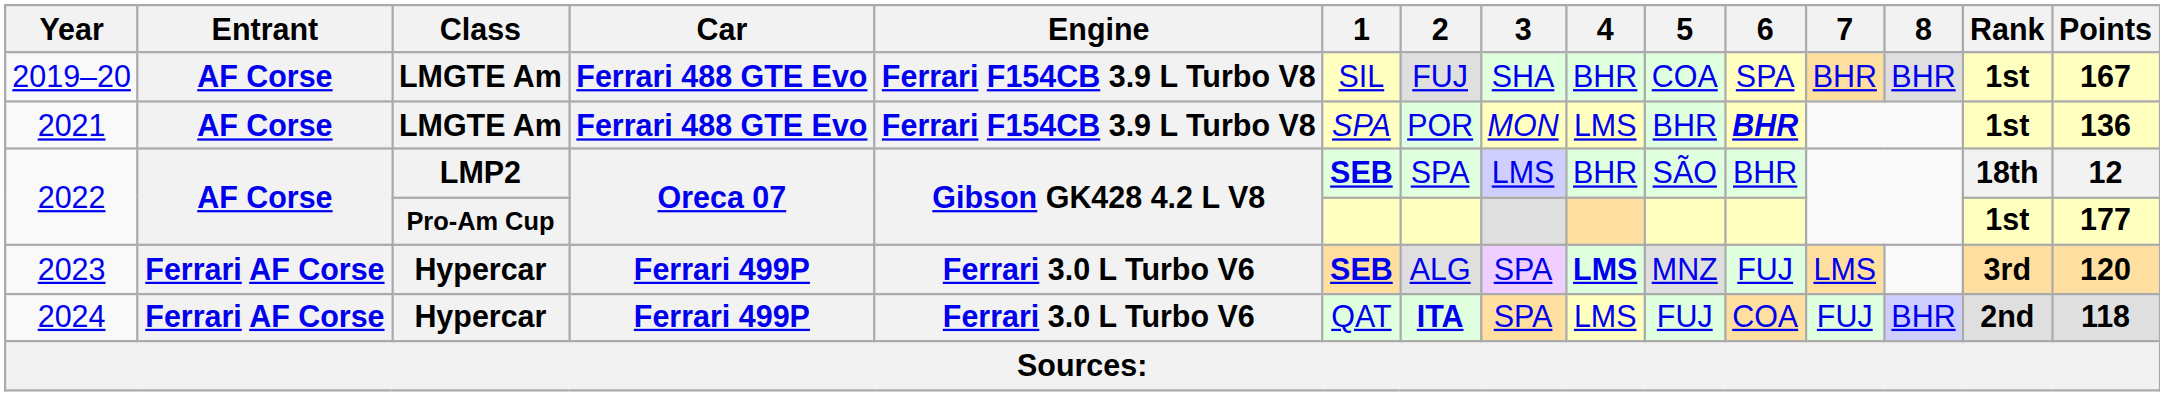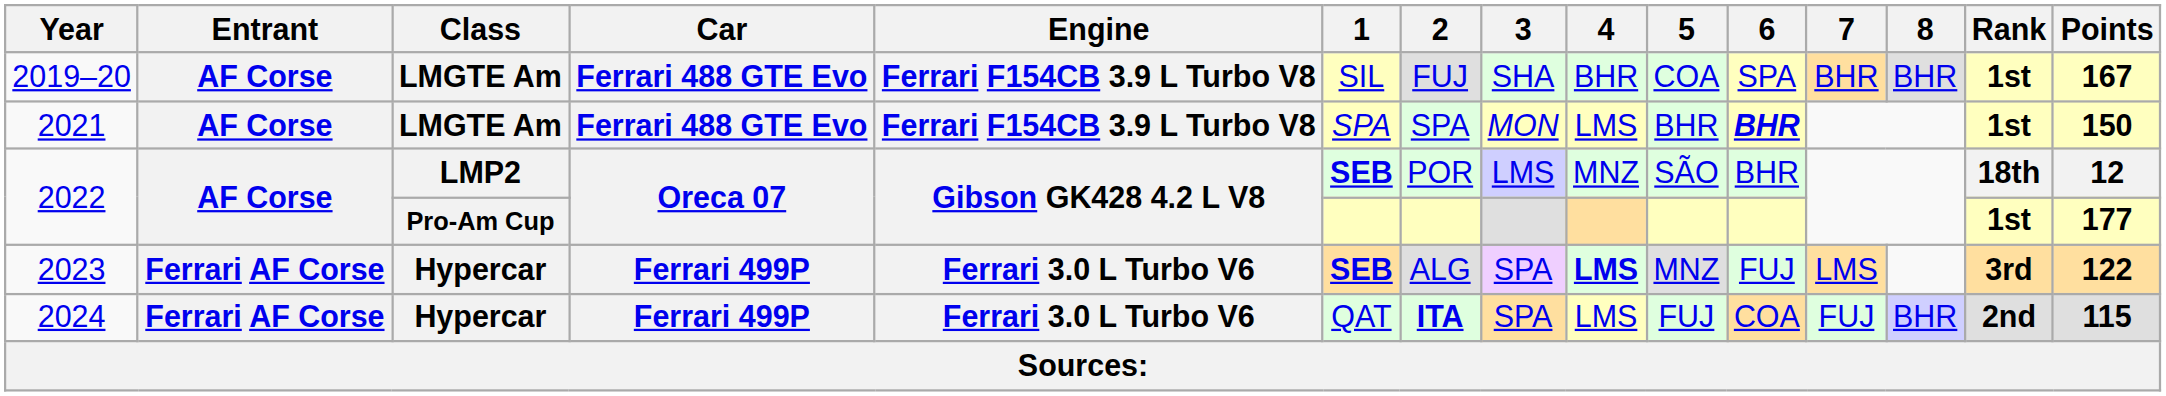(1440, 125) POR -> (1440, 125) SPA
(2105, 125) 136 -> (2107, 125) 150
(1440, 173) SPA -> (1440, 173) POR
(1605, 173) BHR -> (1606, 173) MNZ
(2105, 269) 120 -> (2107, 269) 122
(2105, 317) 118 -> (2107, 317) 115
